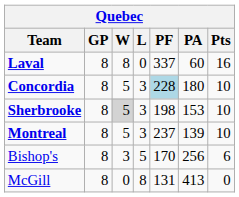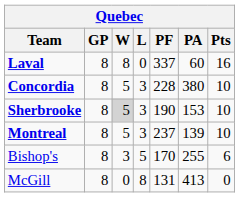(164, 86) lightblue background -> (164, 86) no background
(193, 86) 180 -> (193, 86) 380
(164, 110) 198 -> (164, 110) 190
(193, 156) 256 -> (193, 156) 255
